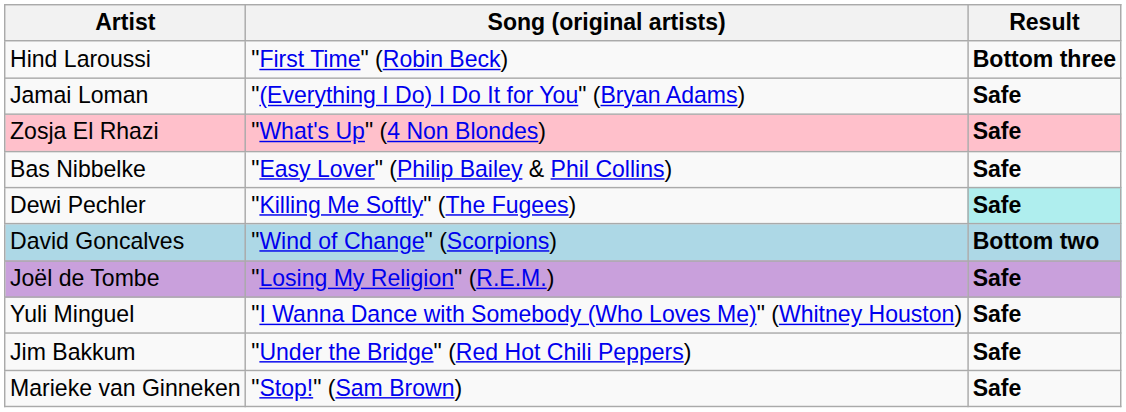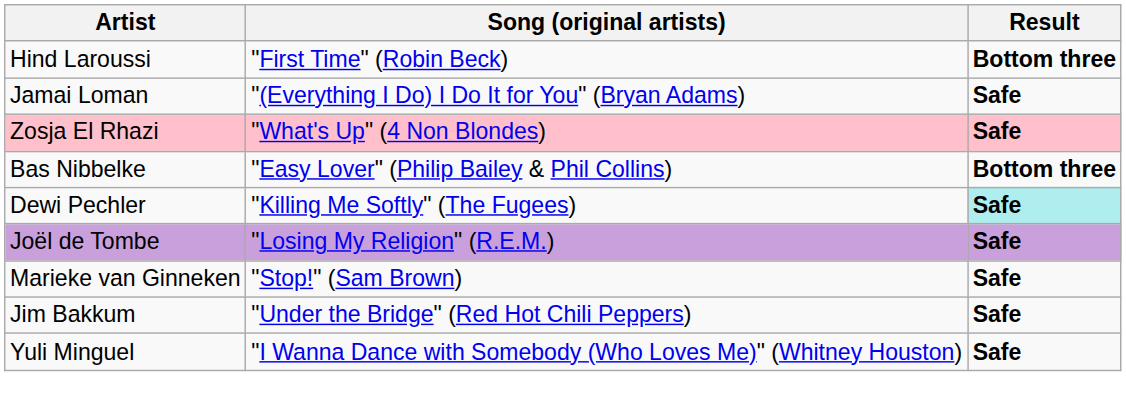(997, 168) Safe -> (1044, 168) Bottom three
- row: (97, 242)
rows swapped: (125, 388) <-> (72, 315)
